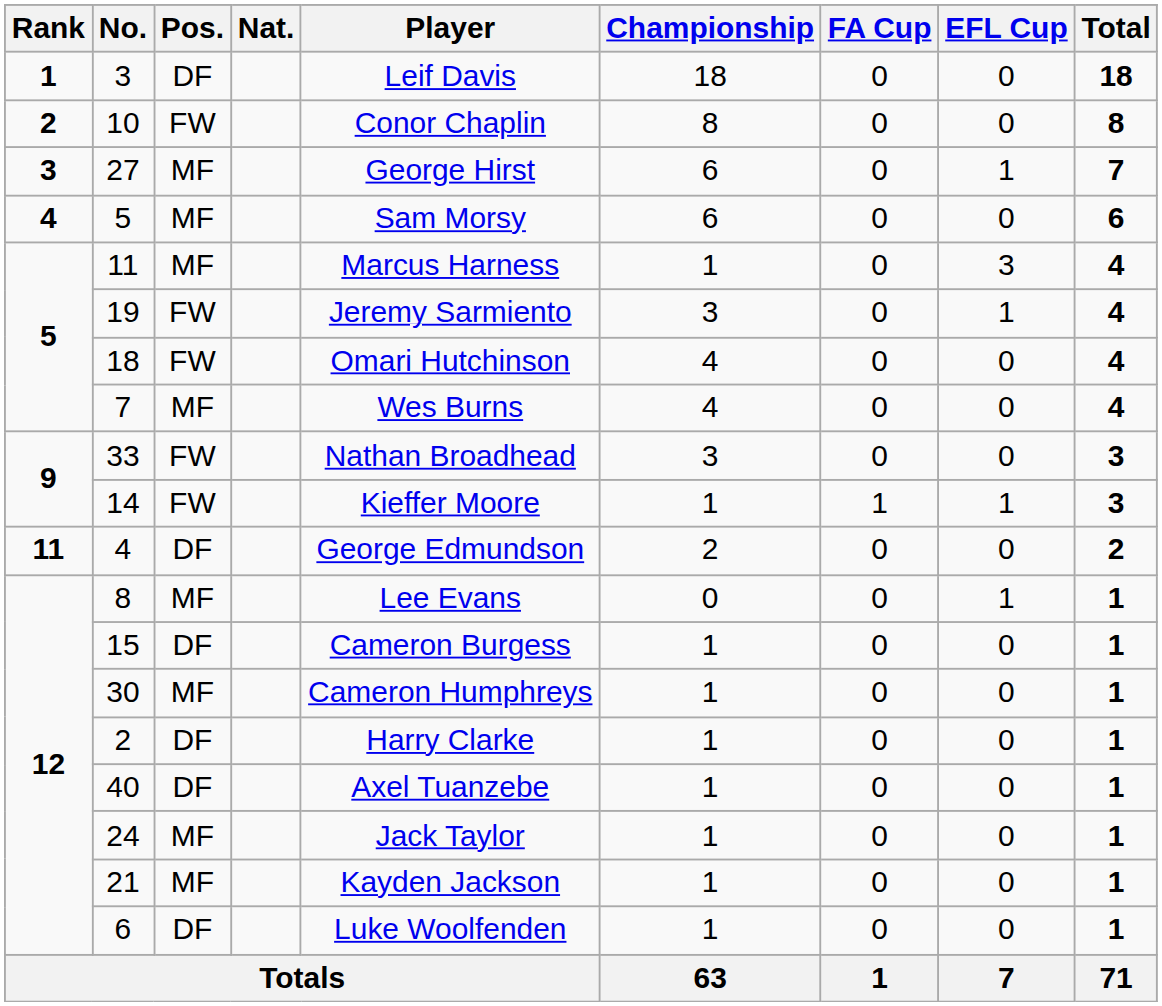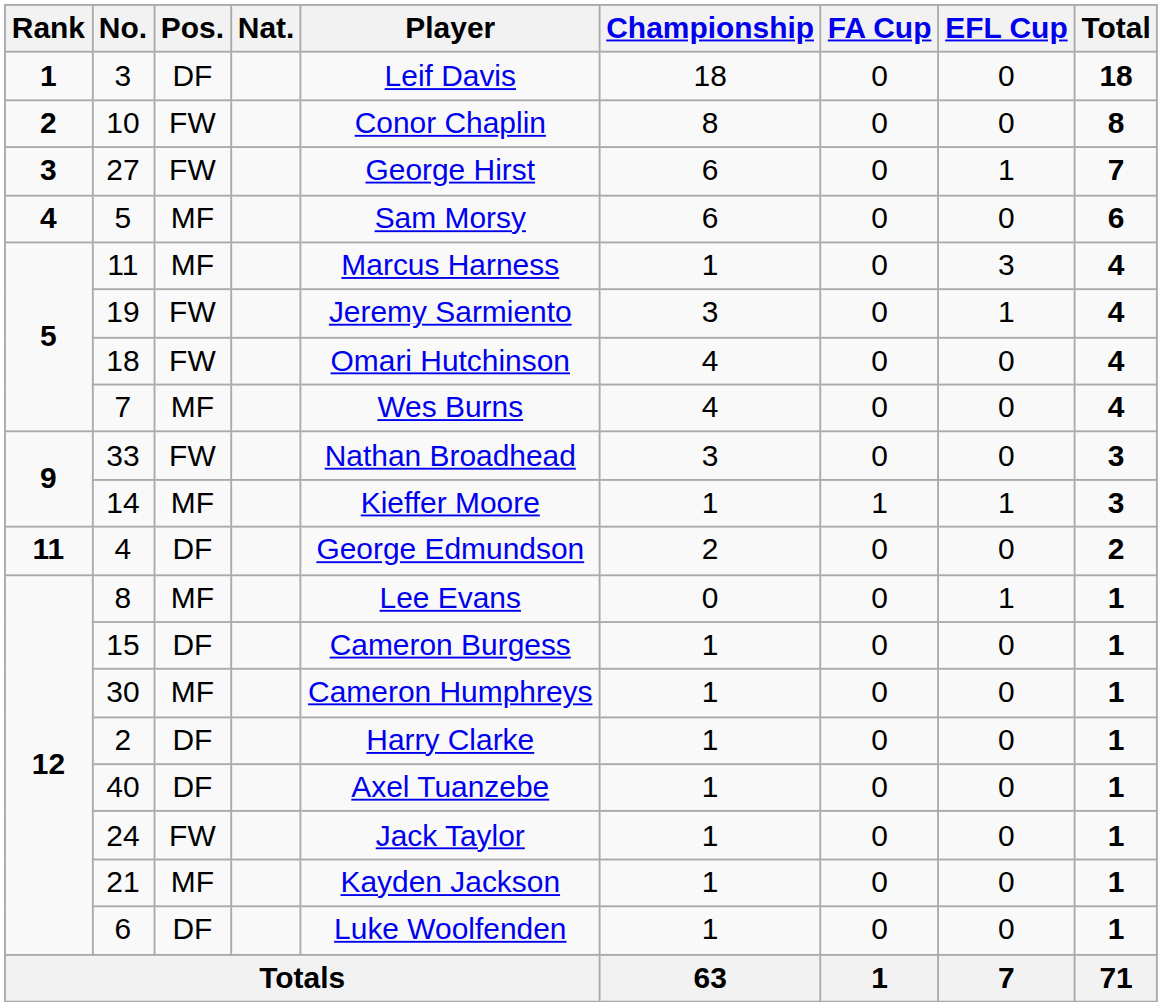(192, 170) MF -> (192, 170) FW
(192, 502) FW -> (192, 502) MF
(192, 834) MF -> (192, 834) FW
